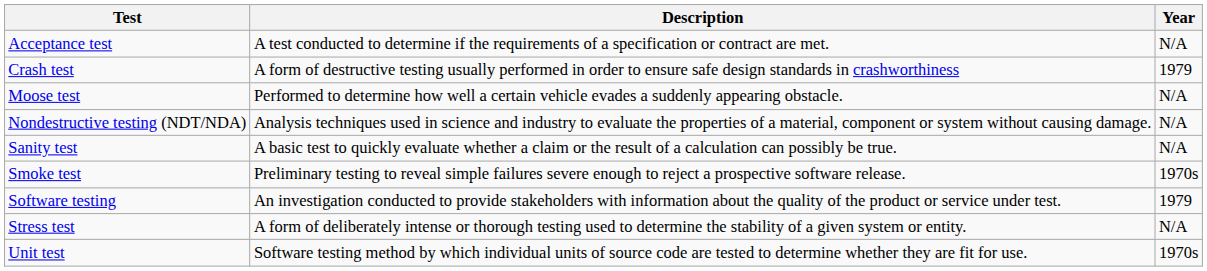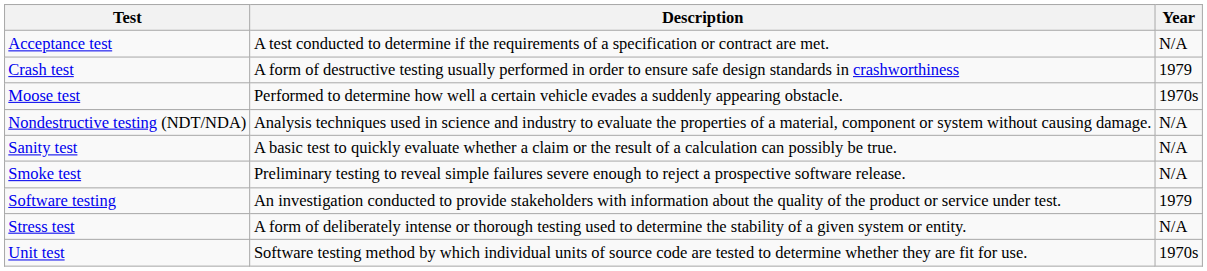(1173, 95) N/A -> (1179, 95) 1970s
(1179, 174) 1970s -> (1173, 174) N/A
